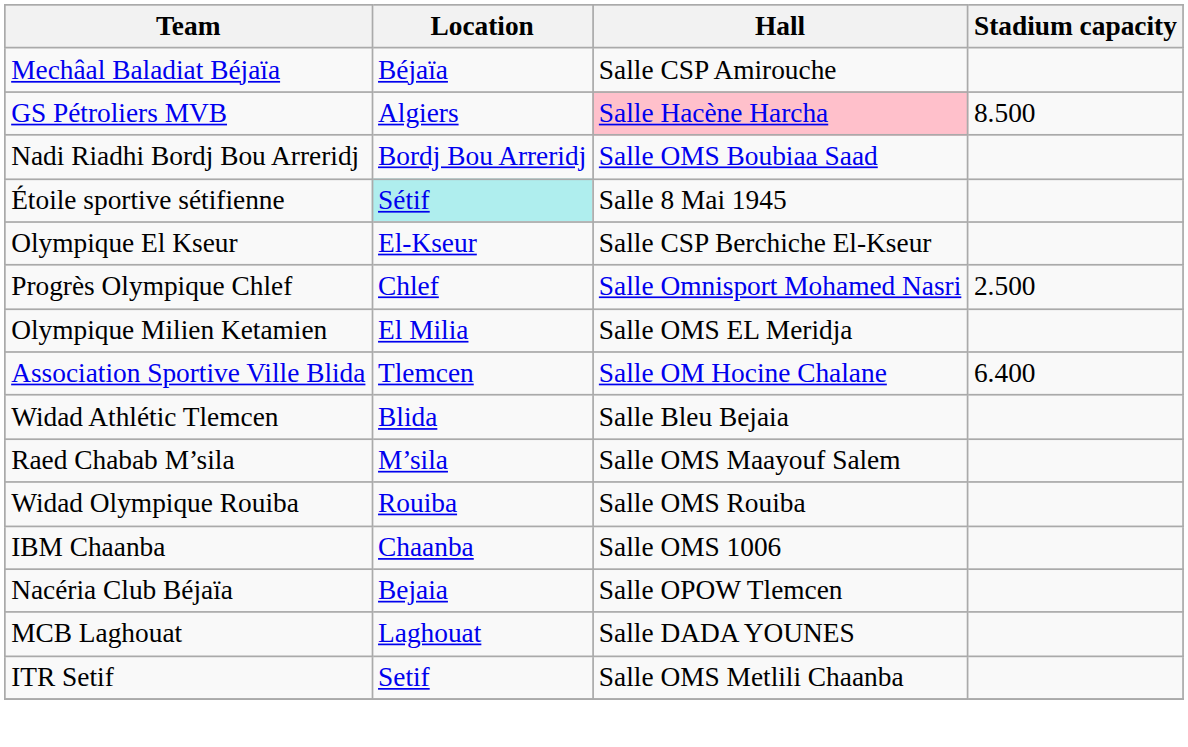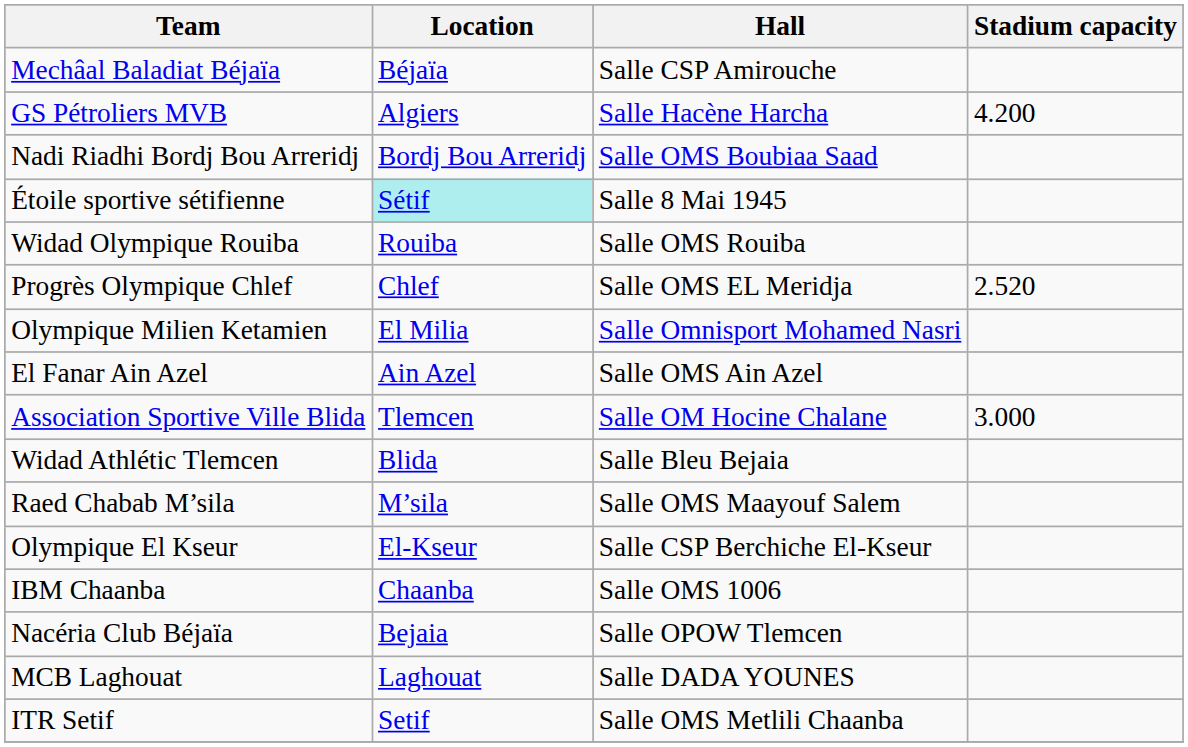(714, 112) pink background -> (714, 112) no background
(1005, 112) 8.500 -> (1005, 112) 4.200
rows swapped: (124, 243) <-> (155, 503)
(780, 286) Salle Omnisport Mohamed Nasri -> (726, 286) Salle OMS EL Meridja
(1005, 286) 2.500 -> (1005, 286) 2.520
(726, 329) Salle OMS EL Meridja -> (780, 329) Salle Omnisport Mohamed Nasri
+ row: (110, 373)
(1005, 373) 6.400 -> (1005, 416) 3.000
